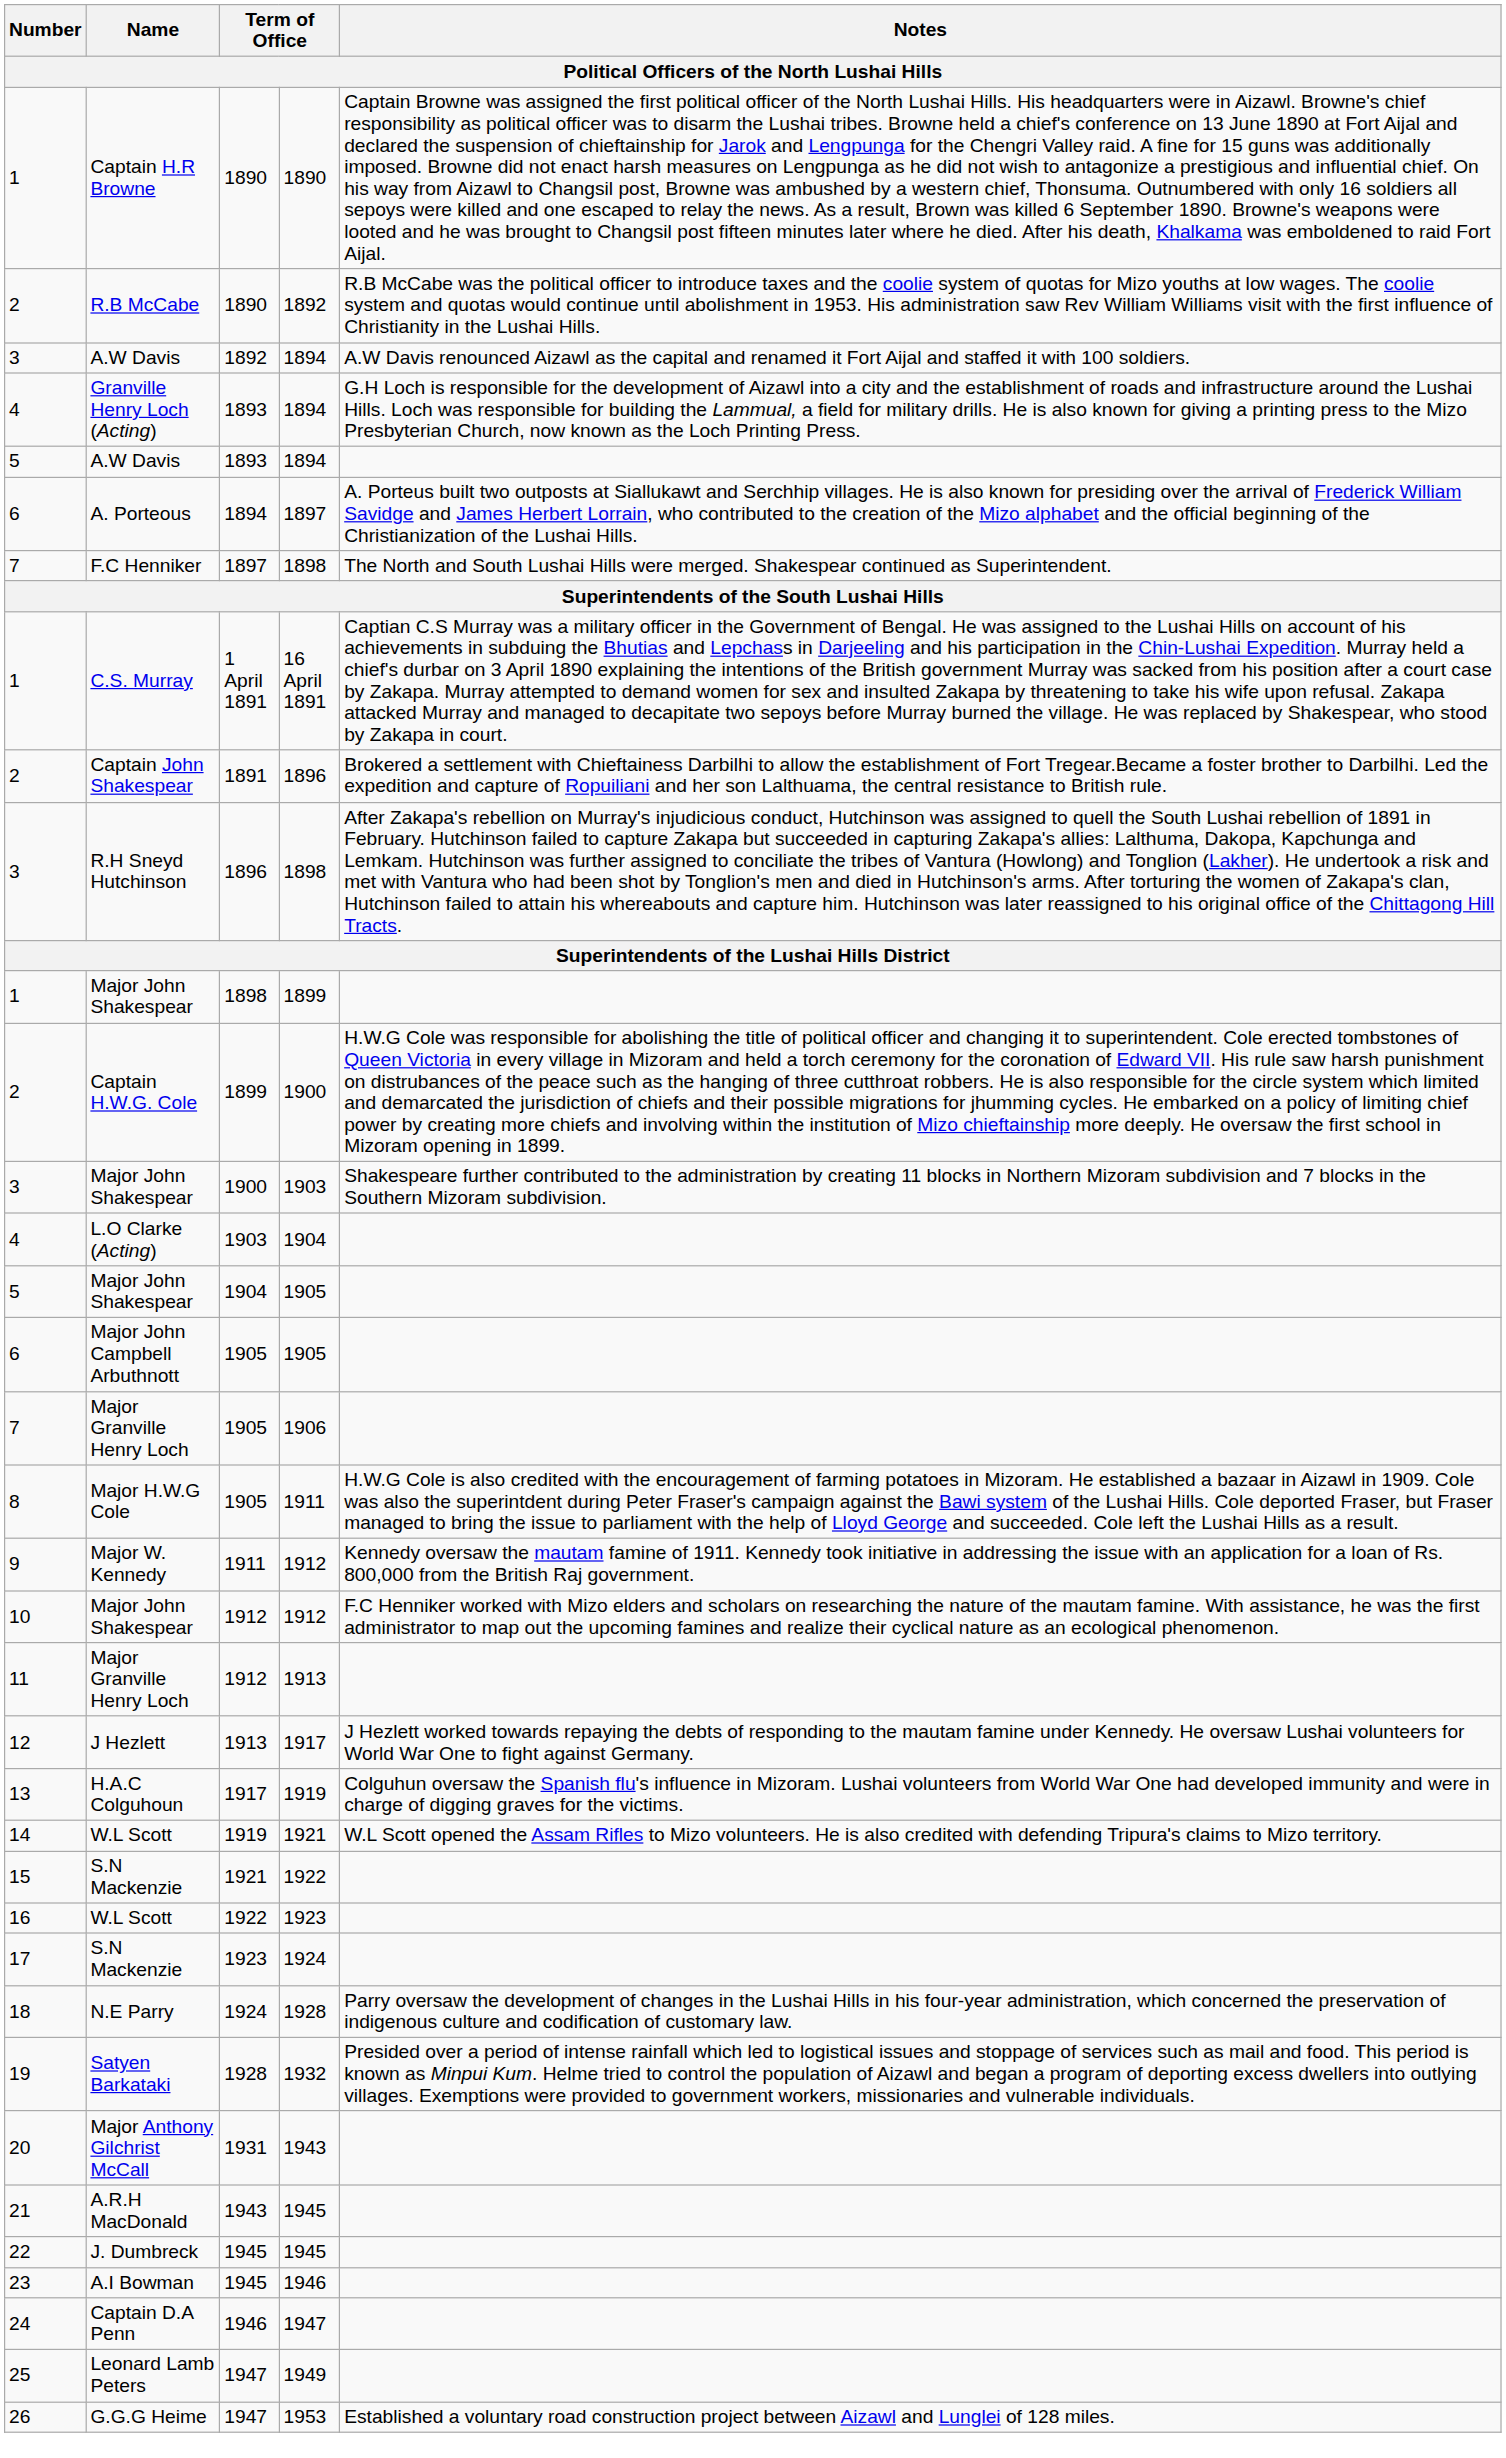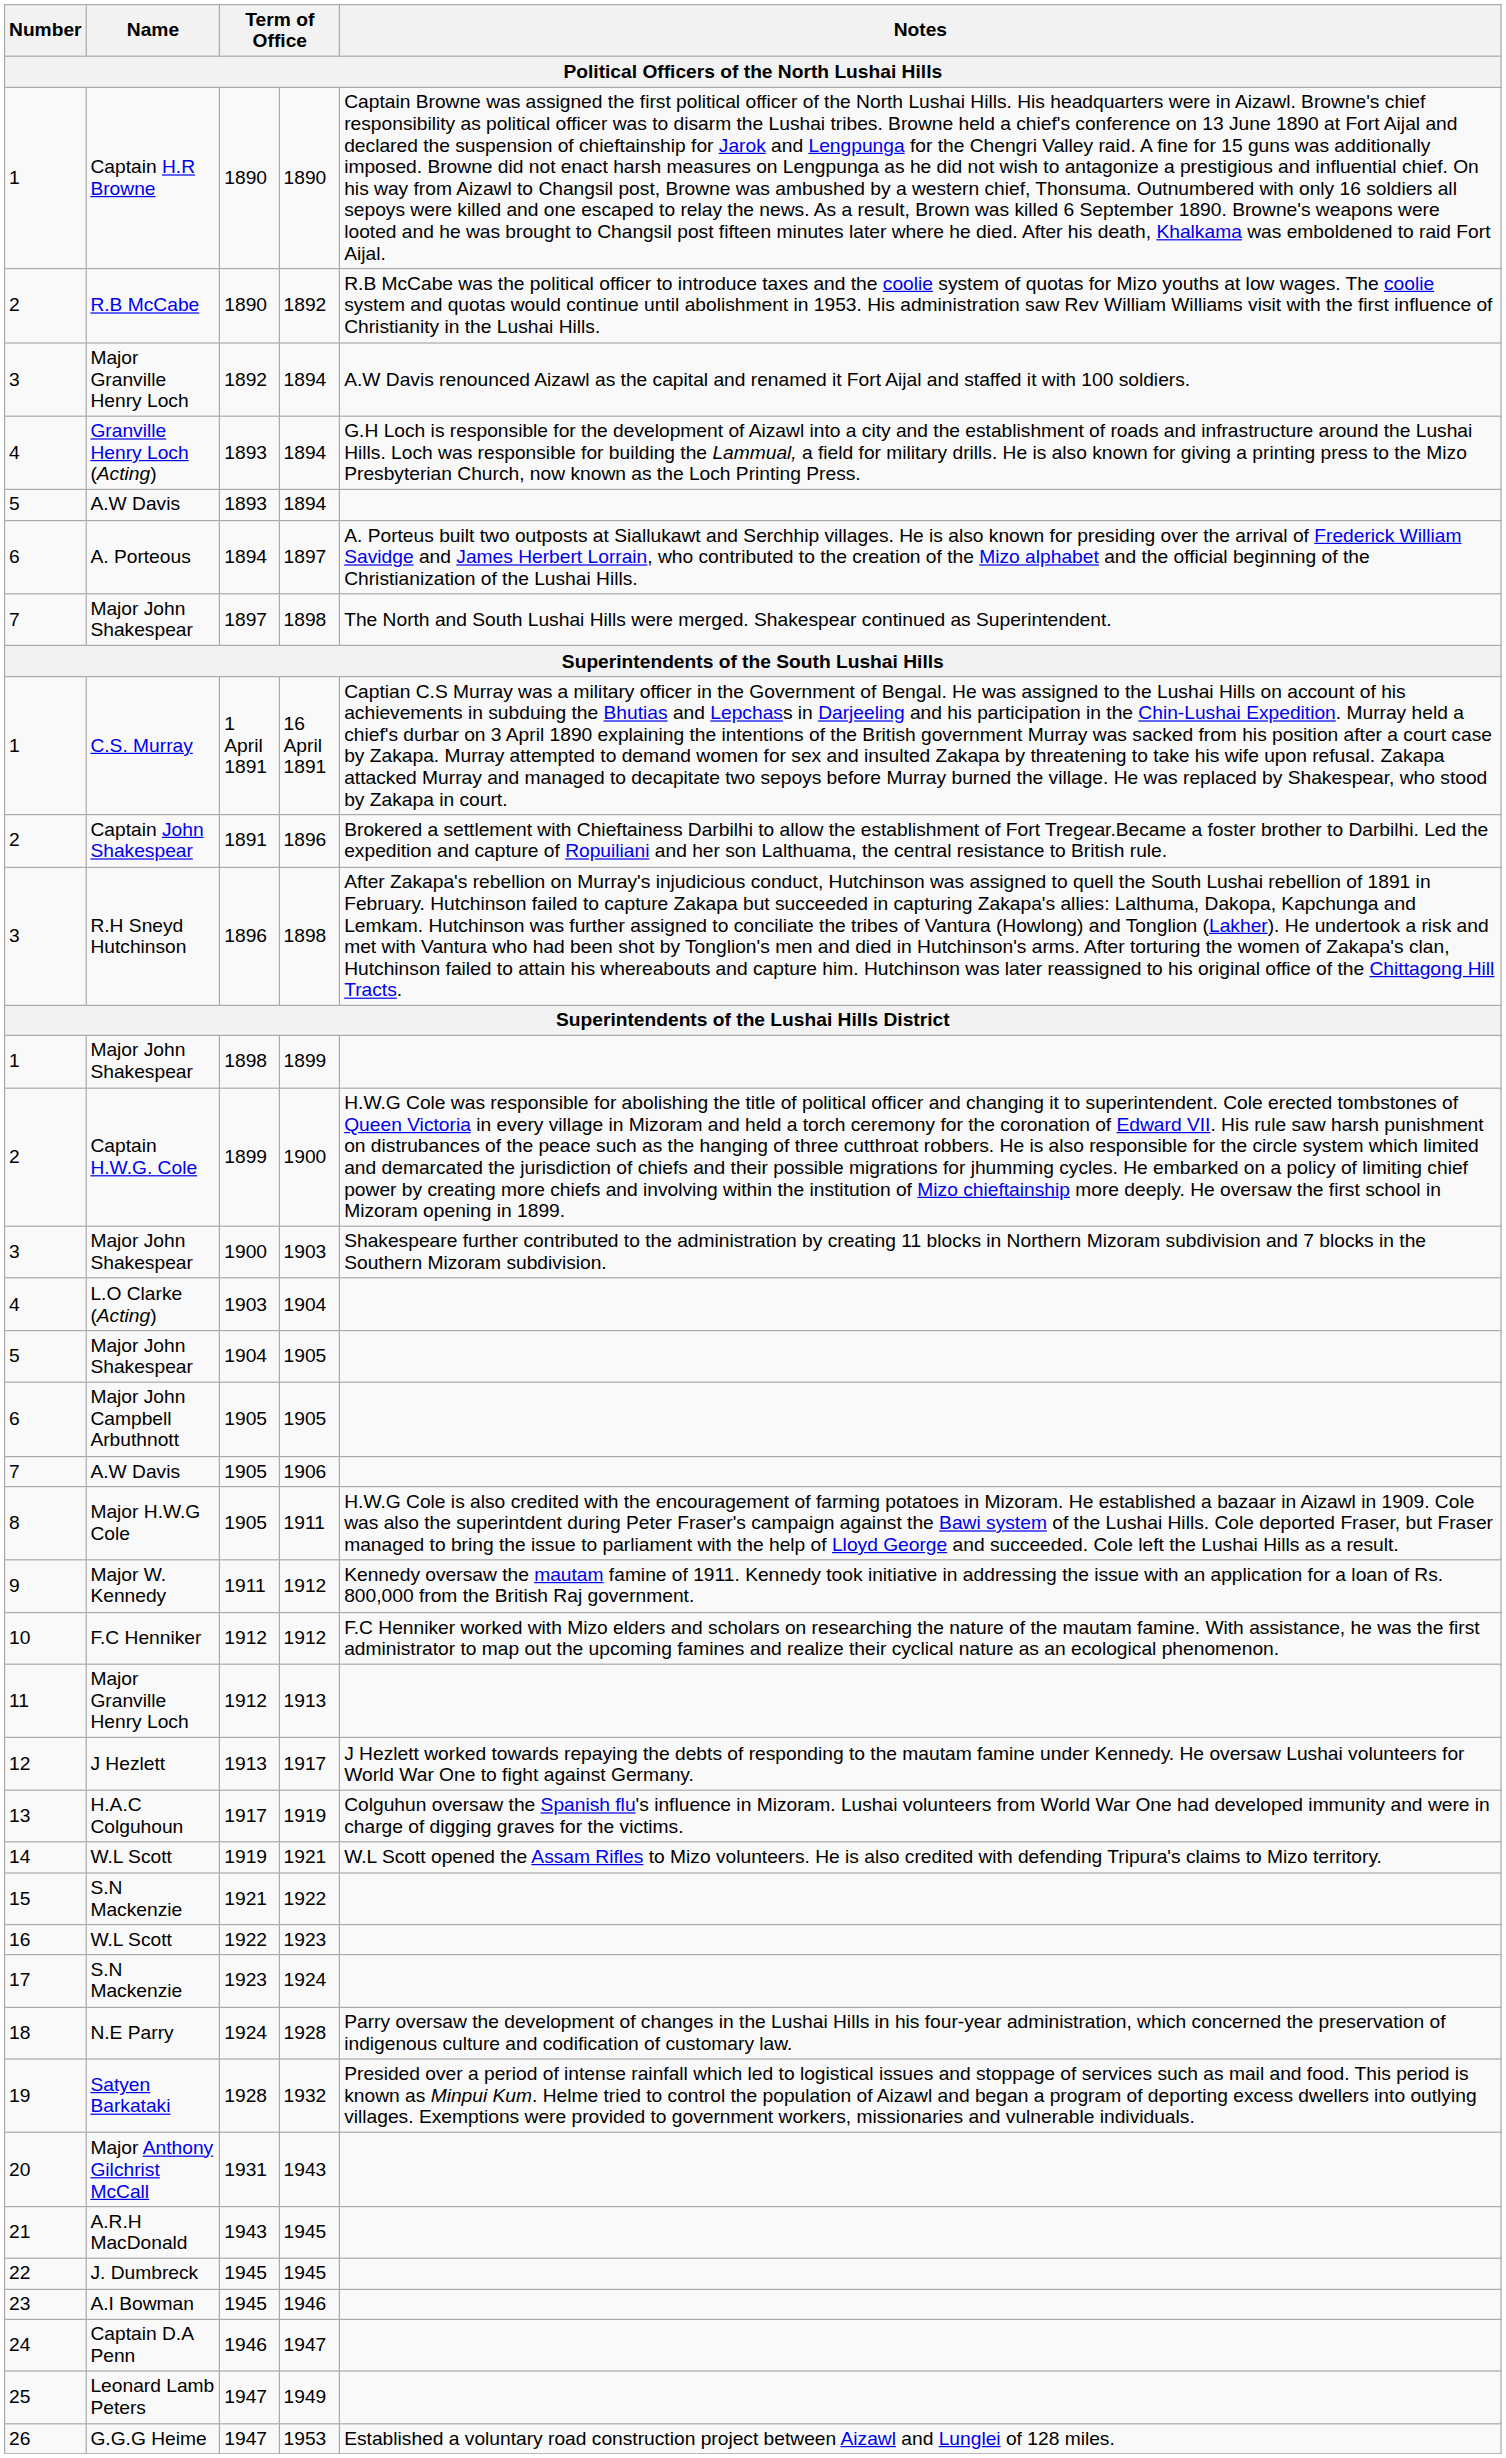(135, 357) A.W Davis -> (140, 379) Major Granville Henry Loch
(146, 565) F.C Henniker -> (142, 619) Major John Shakespear
(140, 1427) Major Granville Henry Loch -> (135, 1471) A.W Davis
(142, 1616) Major John Shakespear -> (146, 1638) F.C Henniker
